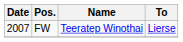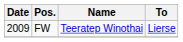(18, 28) 2007 -> (18, 28) 2009
